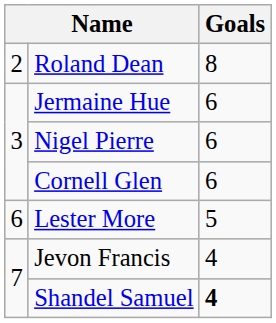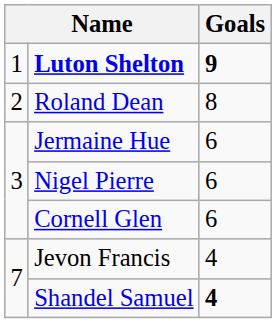+ row: (109, 63)
- row: (95, 219)
